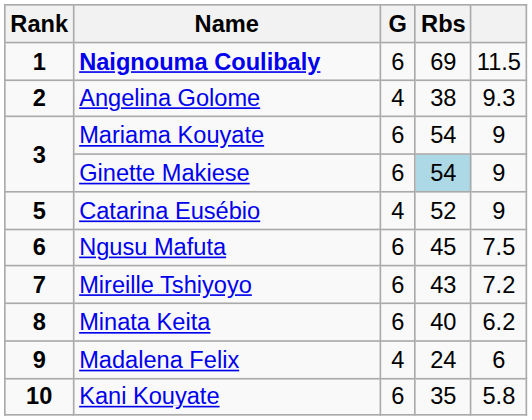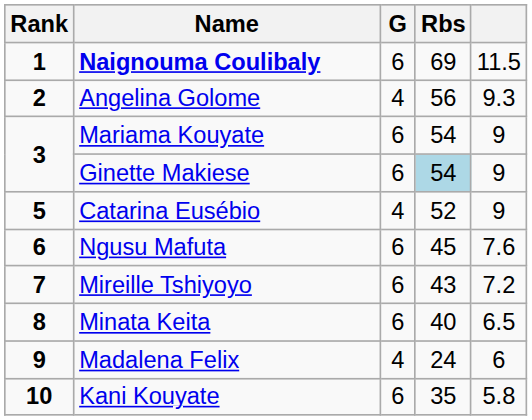(443, 98) 38 -> (443, 98) 56
(499, 248) 7.5 -> (499, 248) 7.6
(499, 322) 6.2 -> (499, 322) 6.5
